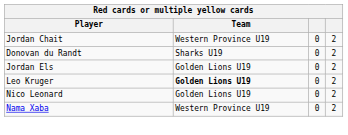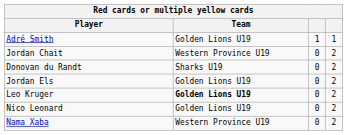+ row: (30, 39)
